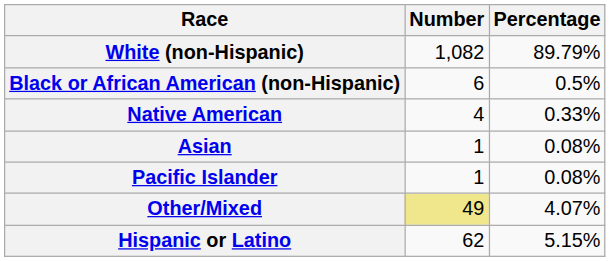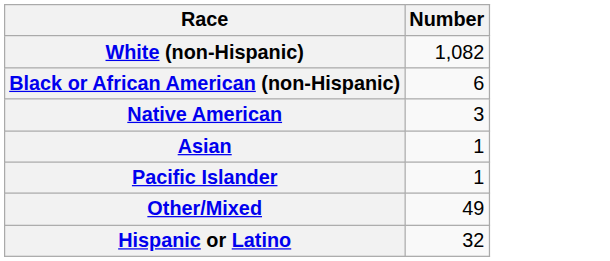- column: (547, 20)
(479, 114) 4 -> (479, 114) 3
(473, 209) khaki background -> (473, 209) no background
(473, 240) 62 -> (473, 240) 32
